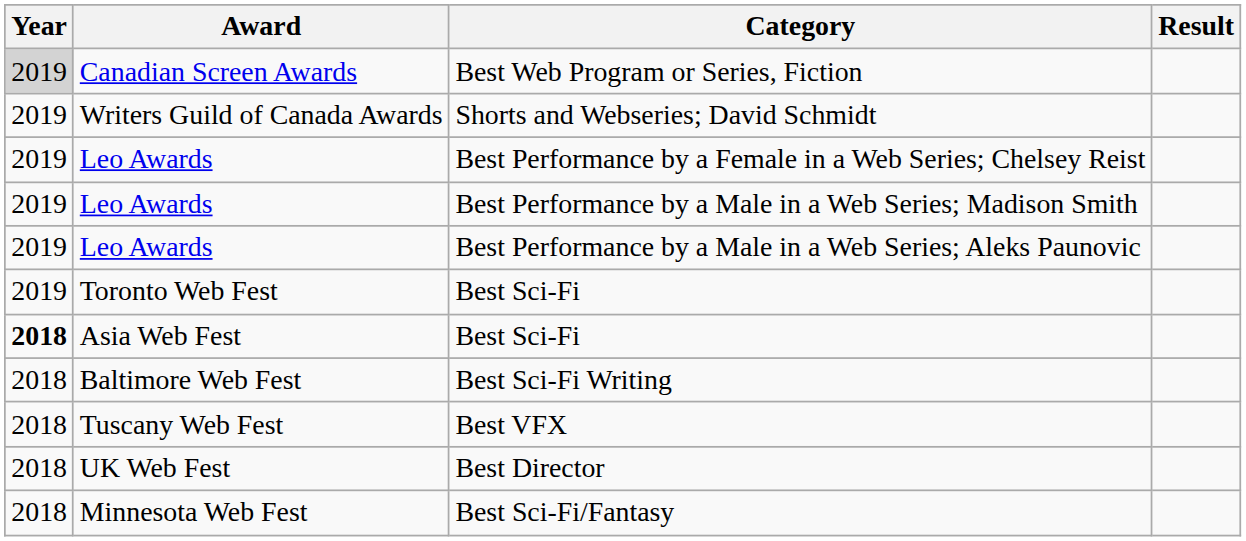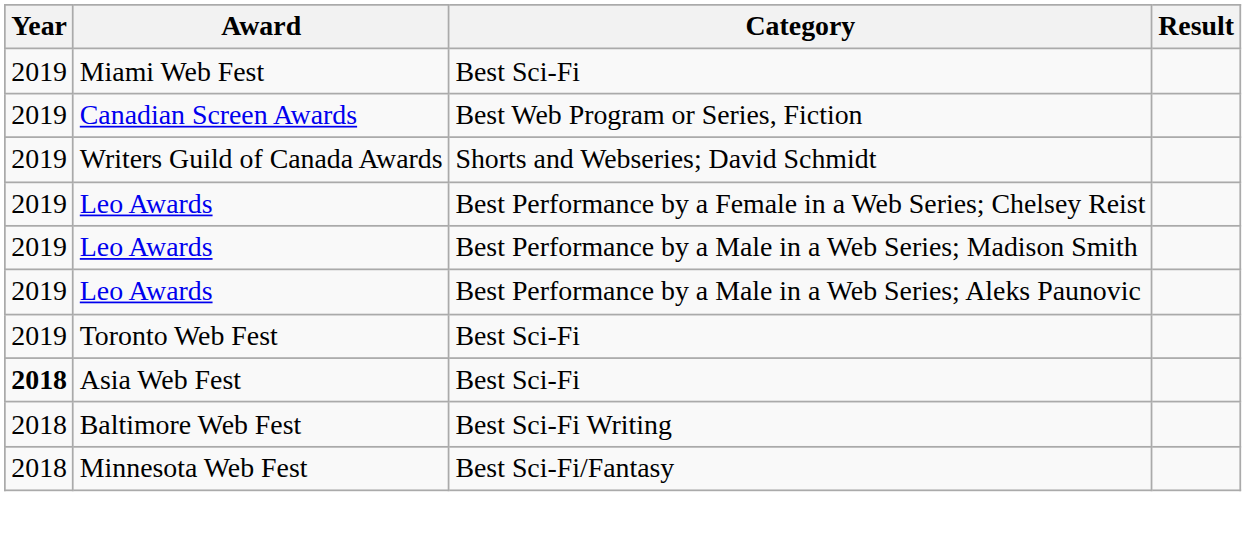+ row: (172, 70)
(39, 70) lightgrey background -> (39, 114) no background
- row: (182, 423)
- row: (155, 468)
